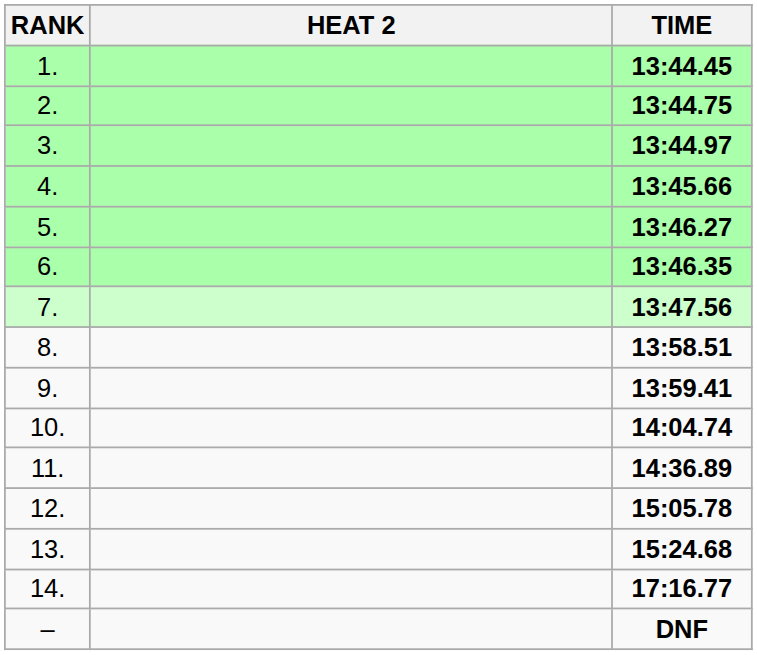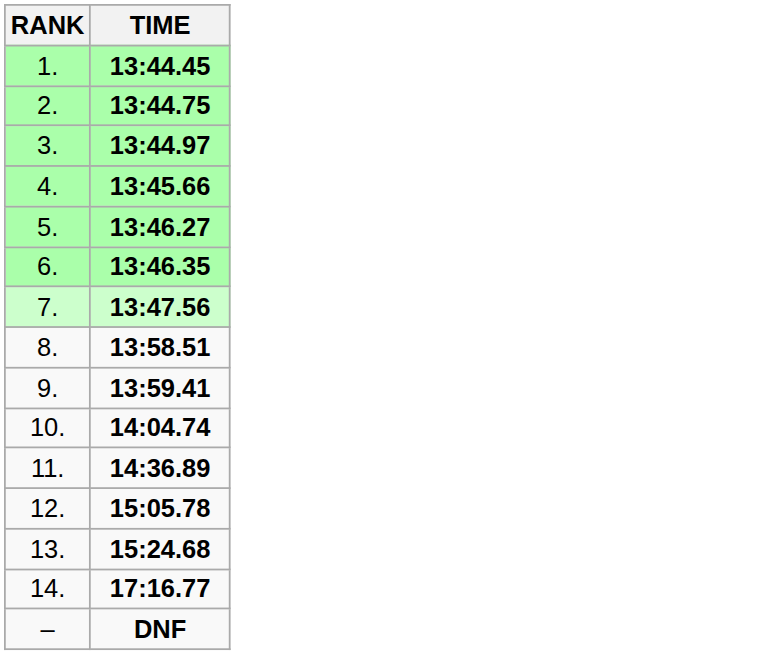- column: (351, 25)
